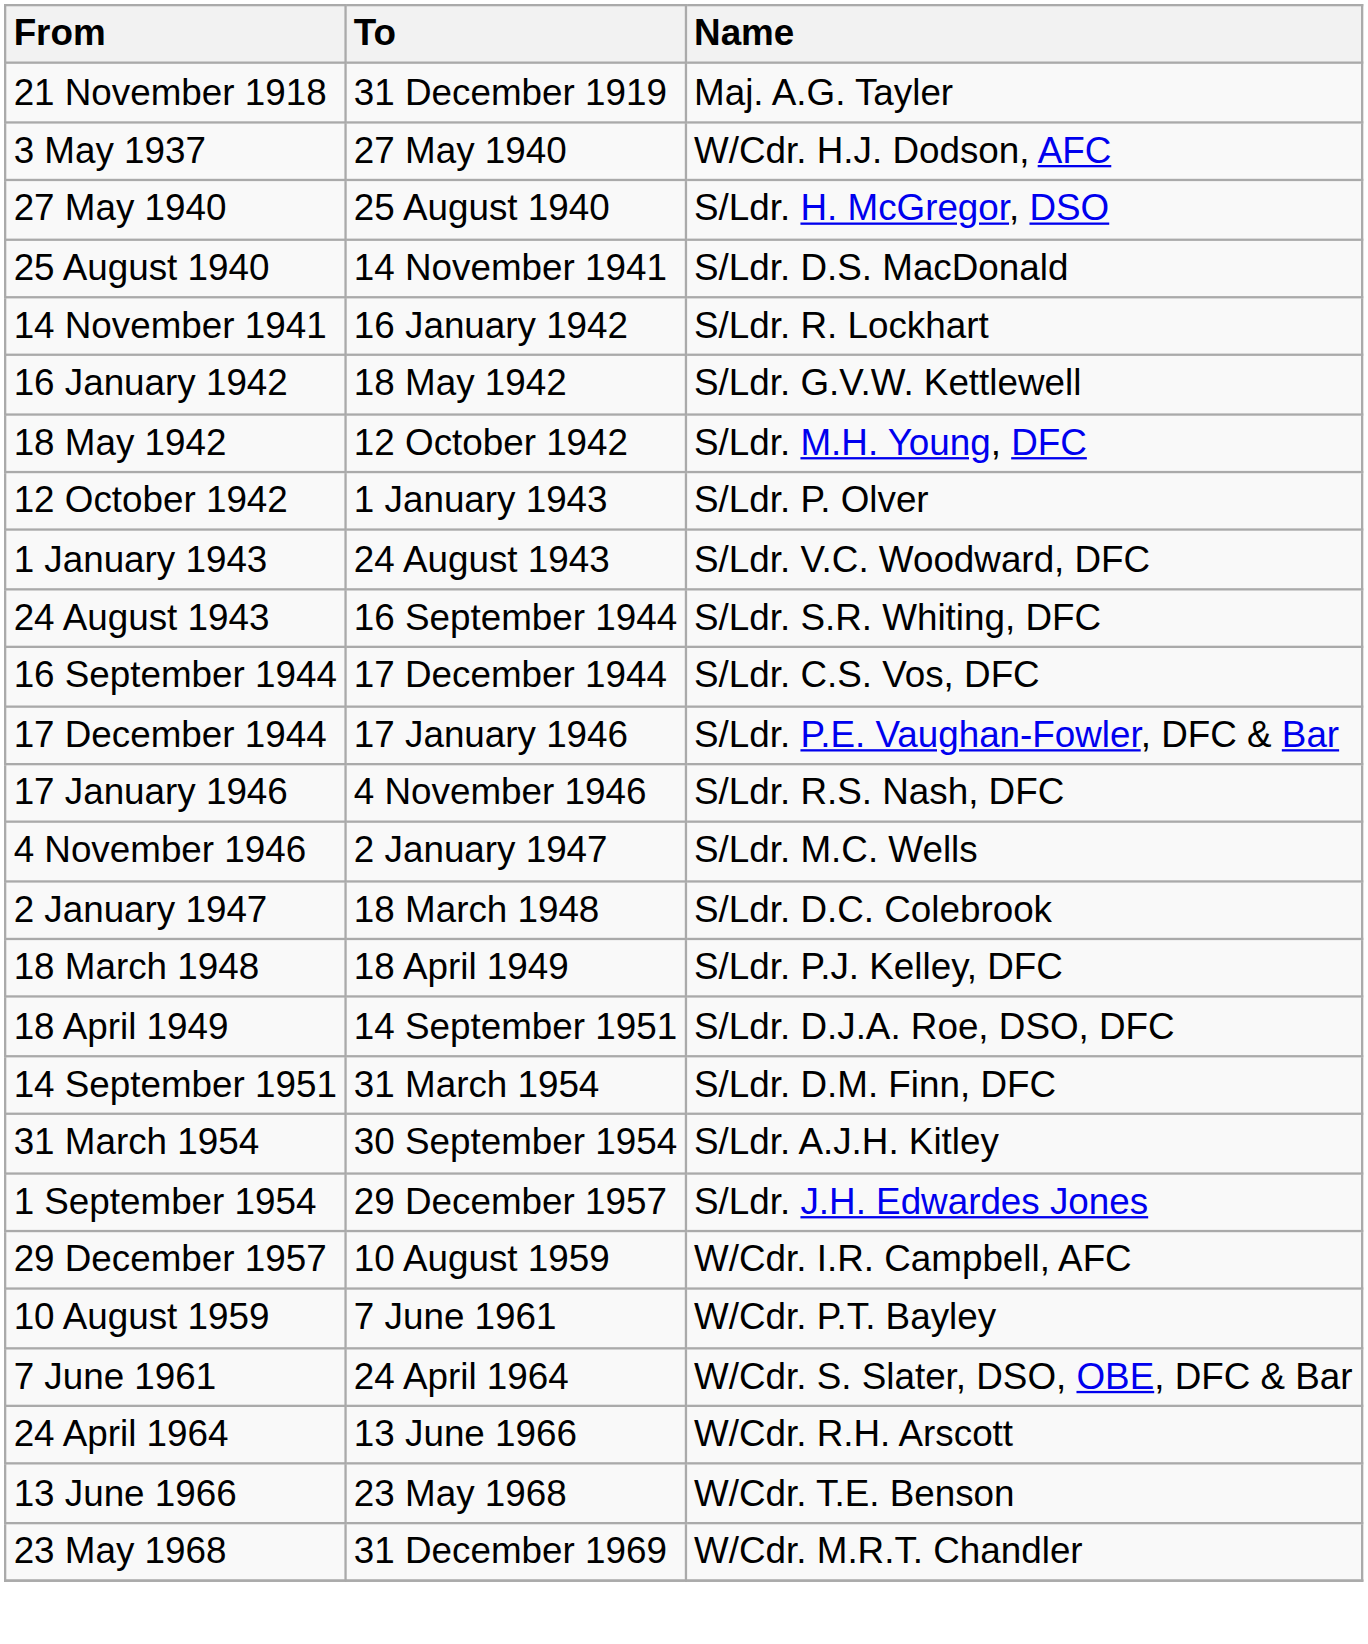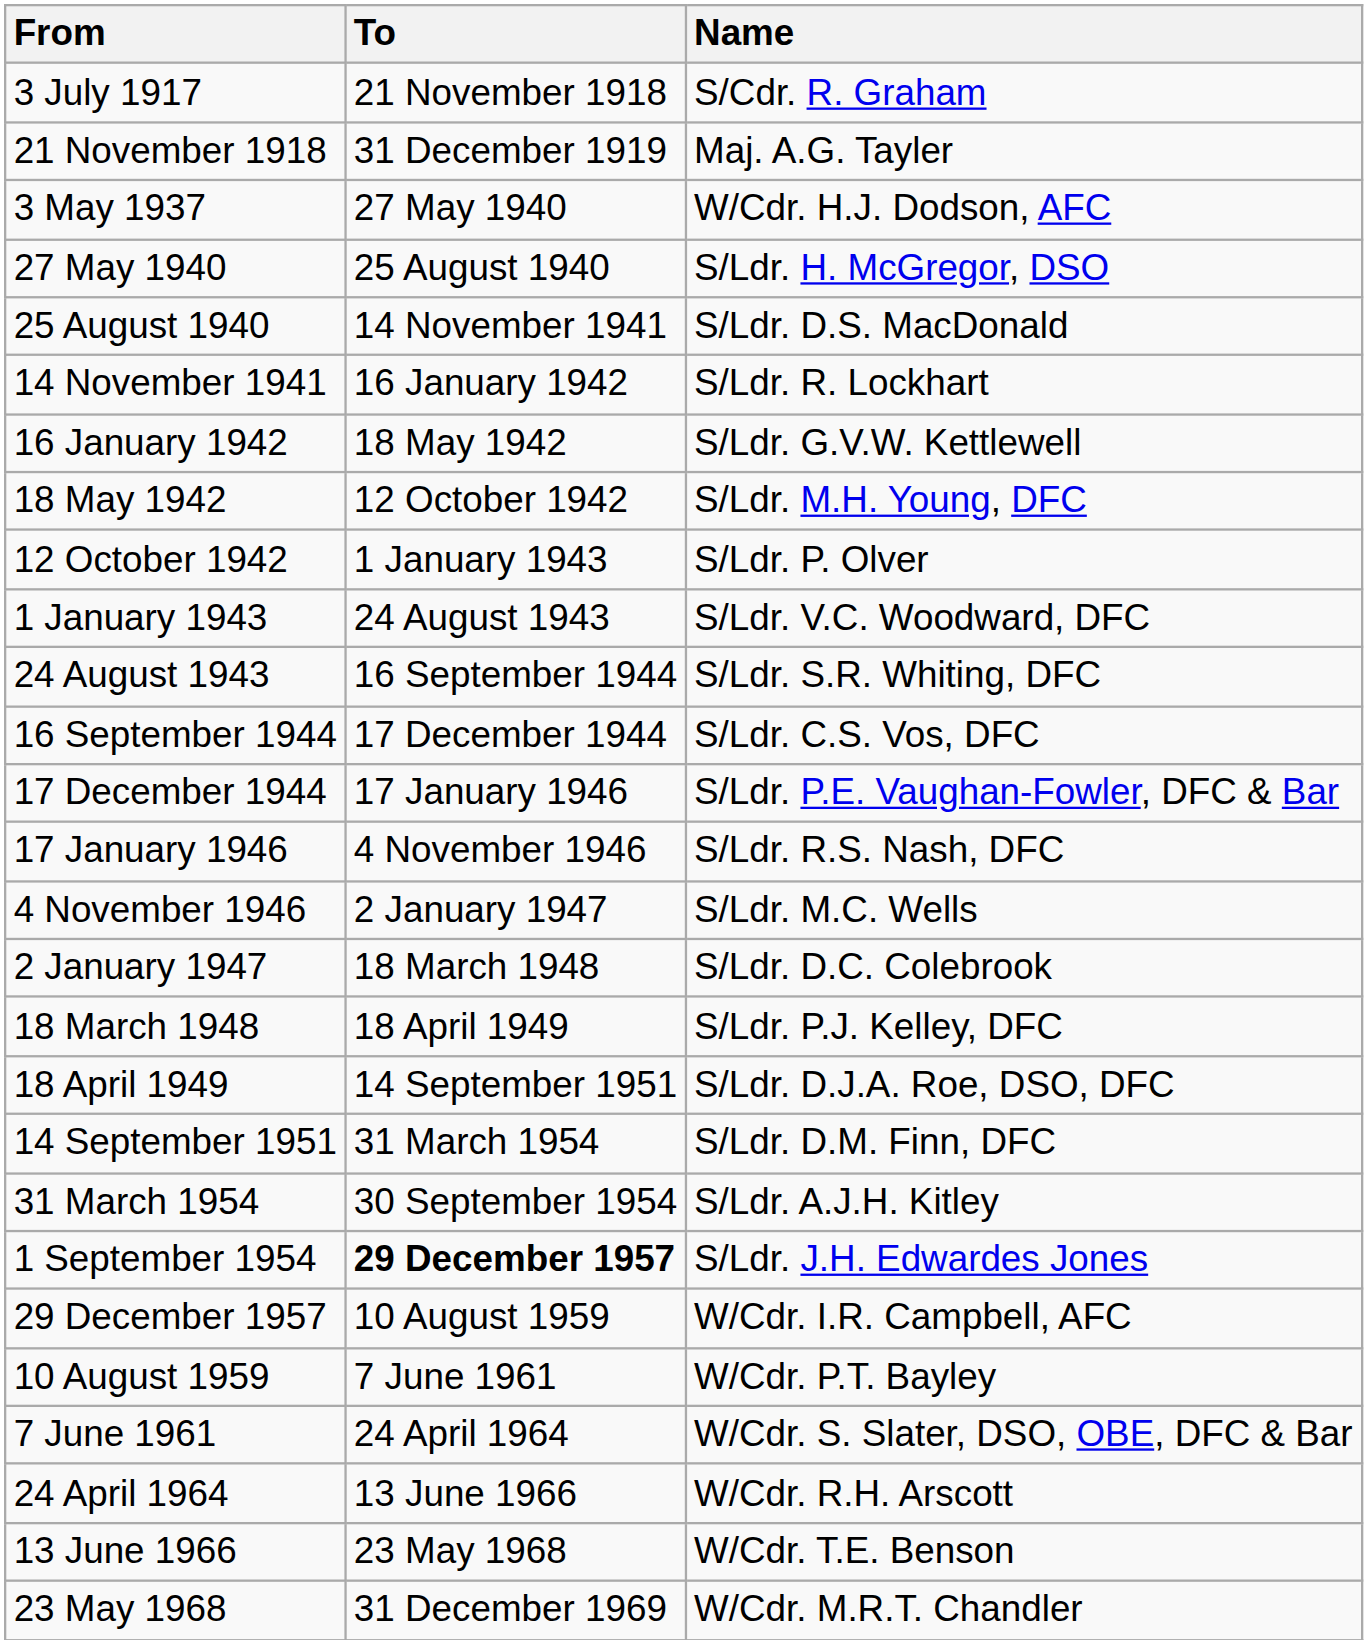+ row: (108, 92)
(510, 1200) normal -> (514, 1259) bold
